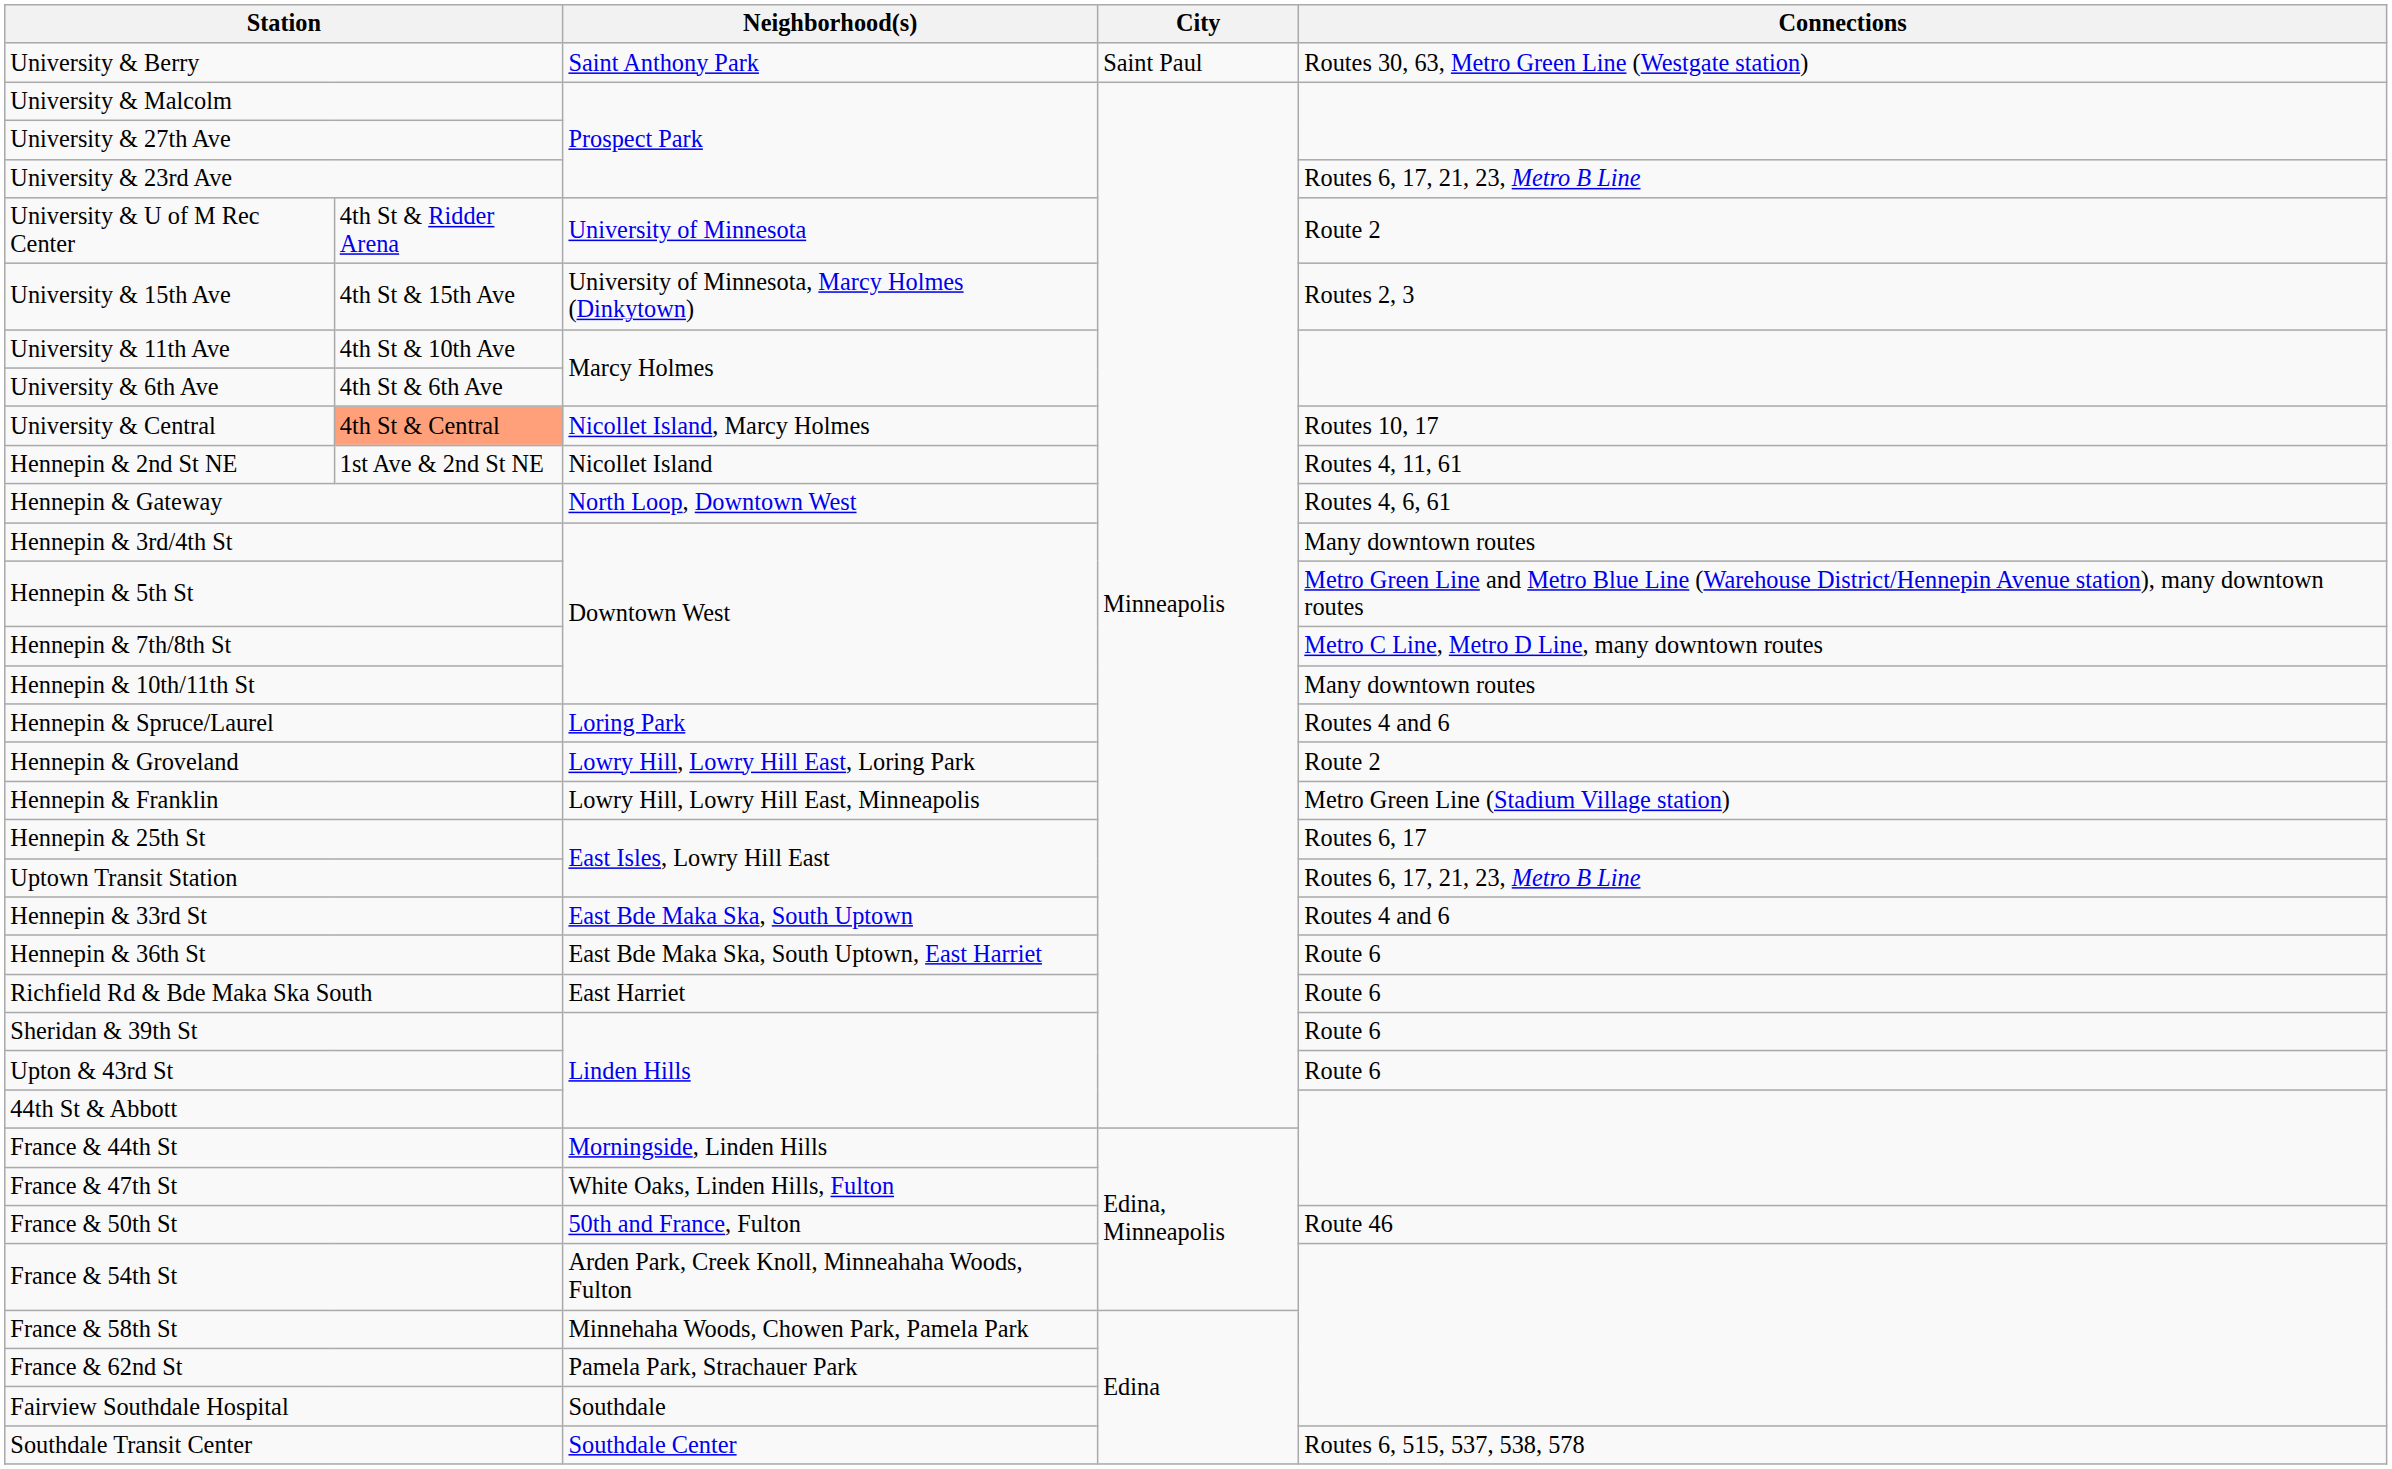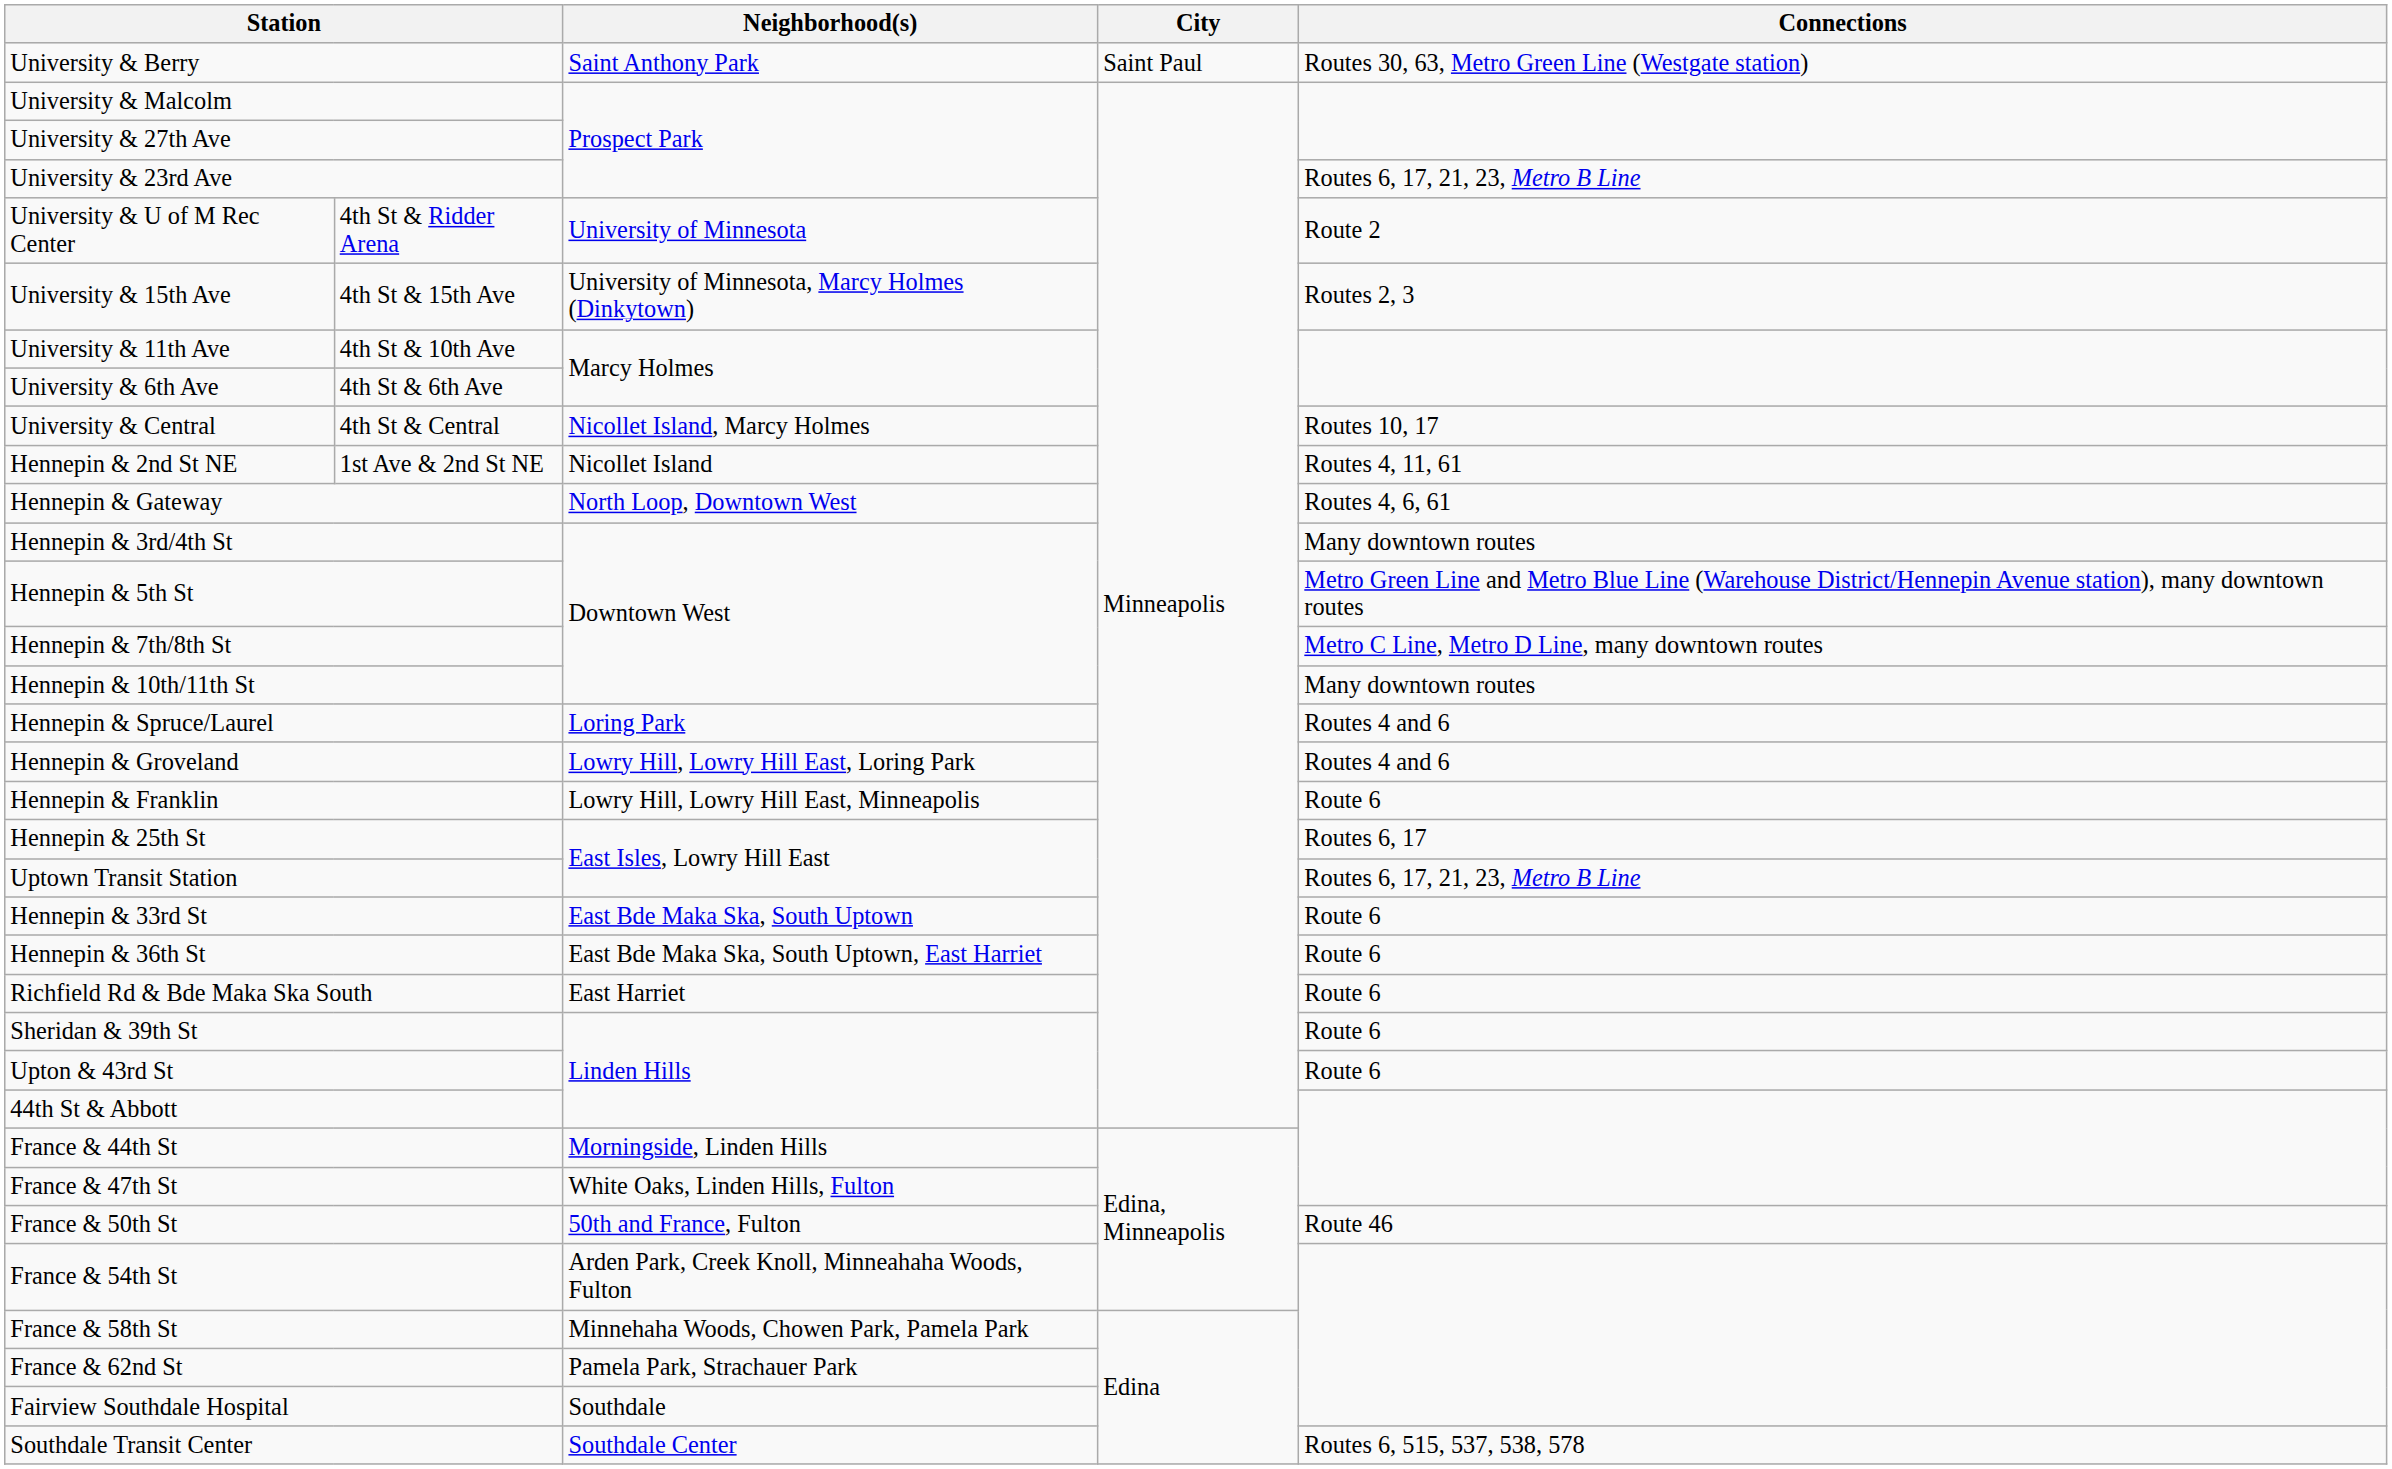(420, 425) lightsalmon background -> (420, 425) no background
(1342, 761) Route 2 -> (1377, 761) Routes 4 and 6
(1517, 800) Metro Green Line (Stadium Village station) -> (1342, 800) Route 6
(1377, 915) Routes 4 and 6 -> (1342, 915) Route 6
